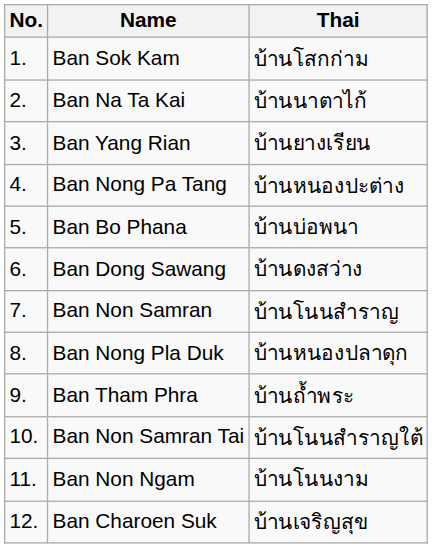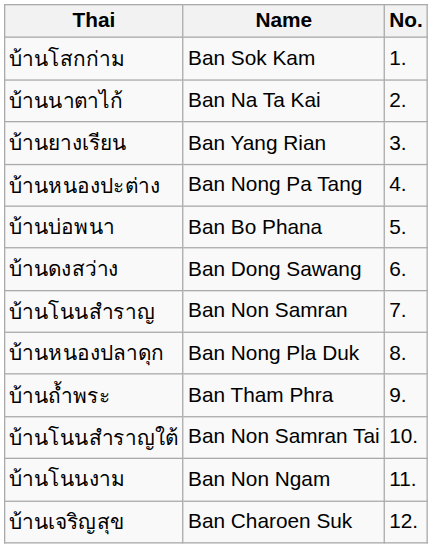columns swapped: (26, 20) <-> (338, 20)
